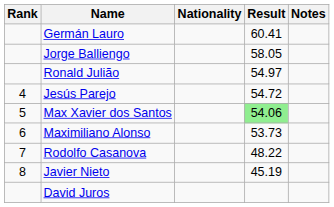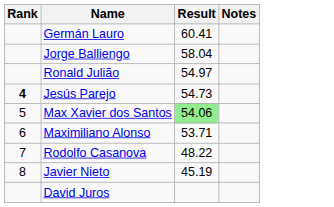- column: (210, 14)
(266, 53) 58.05 -> (197, 53) 58.04
(23, 93) normal -> (23, 93) bold
(266, 93) 54.72 -> (197, 93) 54.73
(266, 133) 53.73 -> (197, 133) 53.71
